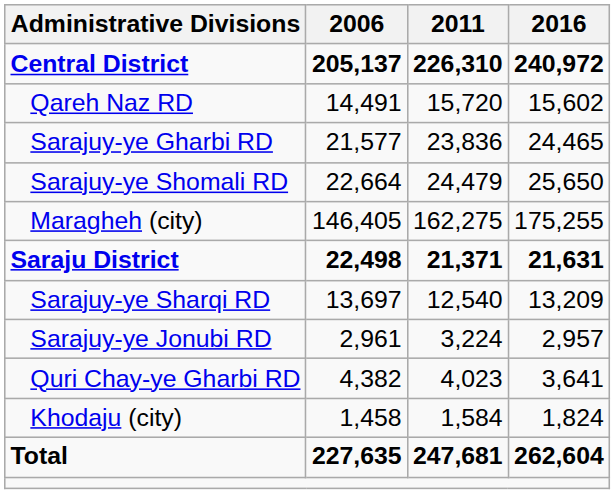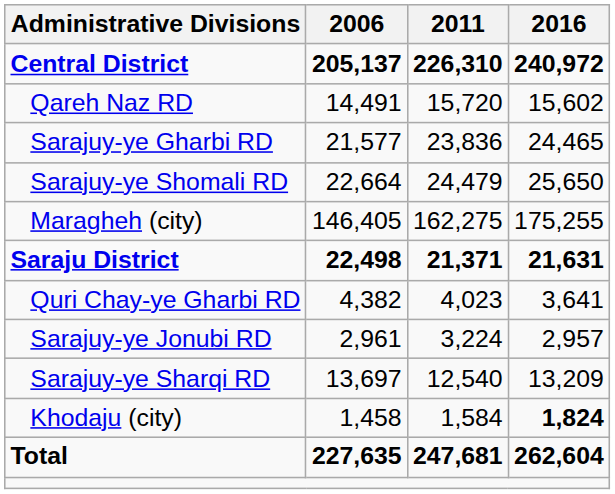rows swapped: (165, 378) <-> (150, 299)
(573, 417) normal -> (573, 417) bold
